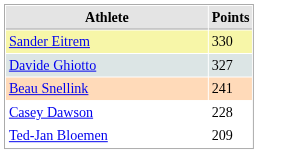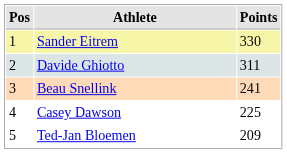+ column: (19, 17)
(222, 65) 327 -> (250, 65) 311
(222, 112) 228 -> (250, 112) 225
